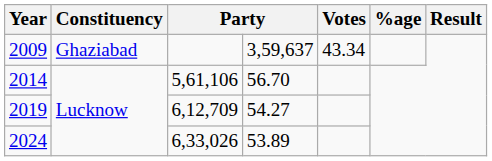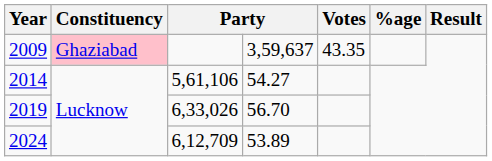(97, 49) no background -> (97, 49) pink background
(344, 49) 43.34 -> (344, 49) 43.35
(268, 79) 56.70 -> (268, 79) 54.27
(205, 110) 6,12,709 -> (205, 110) 6,33,026
(268, 110) 54.27 -> (268, 110) 56.70
(205, 140) 6,33,026 -> (205, 140) 6,12,709
